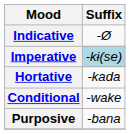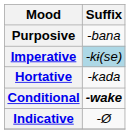rows swapped: (44, 35) <-> (44, 118)
(104, 98) normal -> (104, 98) bold
